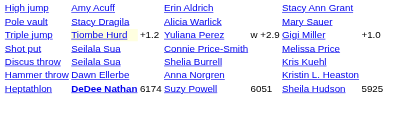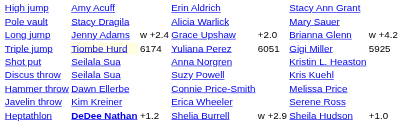+ row: (28, 35)
(150, 35) +1.2 -> (151, 48) 6174
(265, 35) w +2.9 -> (269, 48) 6051
(371, 35) +1.0 -> (380, 48) 5925
(206, 48) Connie Price-Smith -> (202, 62) Anna Norgren
(311, 48) Melissa Price -> (328, 62) Kristin L. Heaston
(193, 62) Shelia Burrell -> (198, 75) Suzy Powell
(194, 75) Anna Norgren -> (213, 89) Connie Price-Smith
(321, 75) Kristin L. Heaston -> (318, 89) Melissa Price
+ row: (33, 102)
(151, 89) 6174 -> (150, 115) +1.2
(191, 89) Suzy Powell -> (200, 115) Shelia Burrell
(261, 89) 6051 -> (272, 115) w +2.9
(372, 89) 5925 -> (378, 115) +1.0
